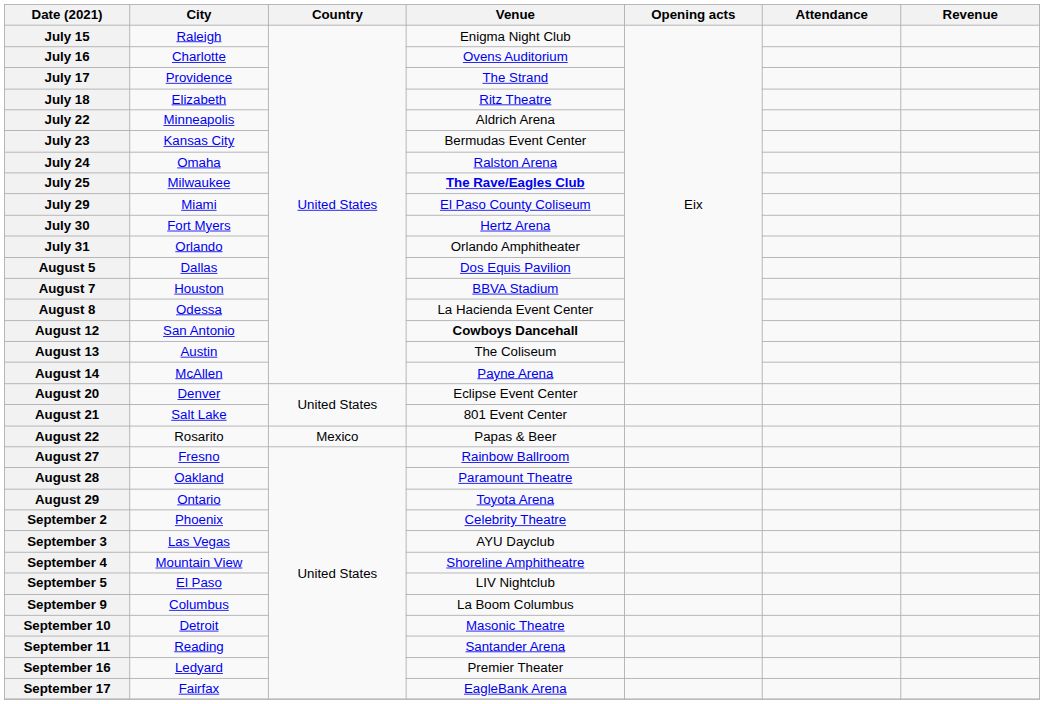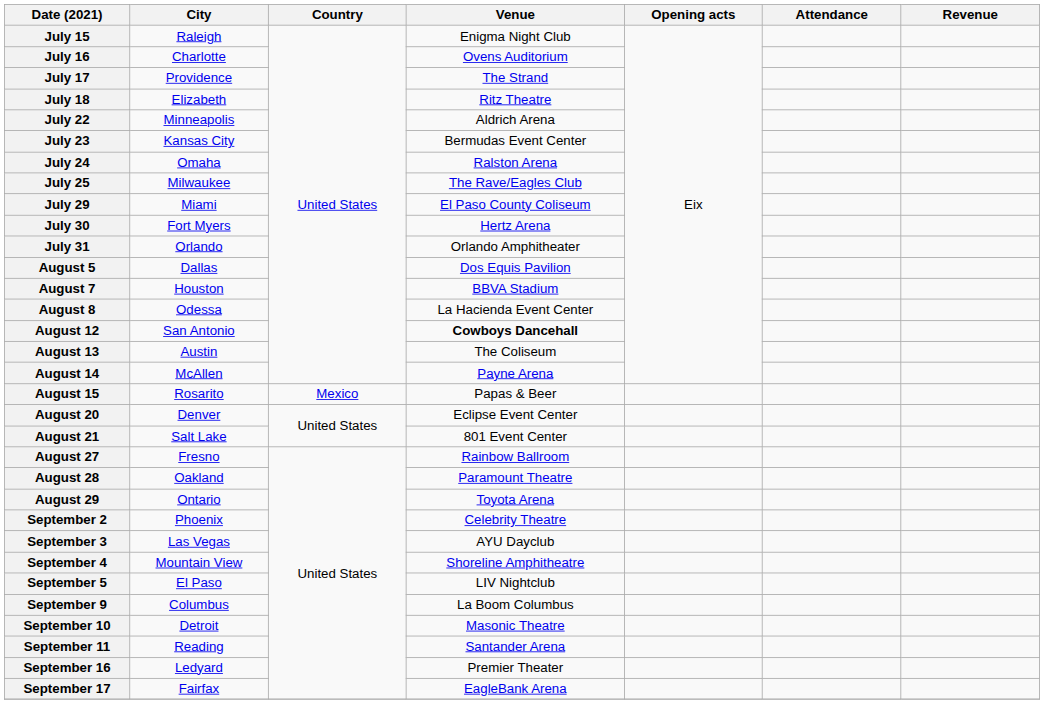(515, 183) bold -> (515, 183) normal
+ row: (67, 394)
- row: (67, 436)
